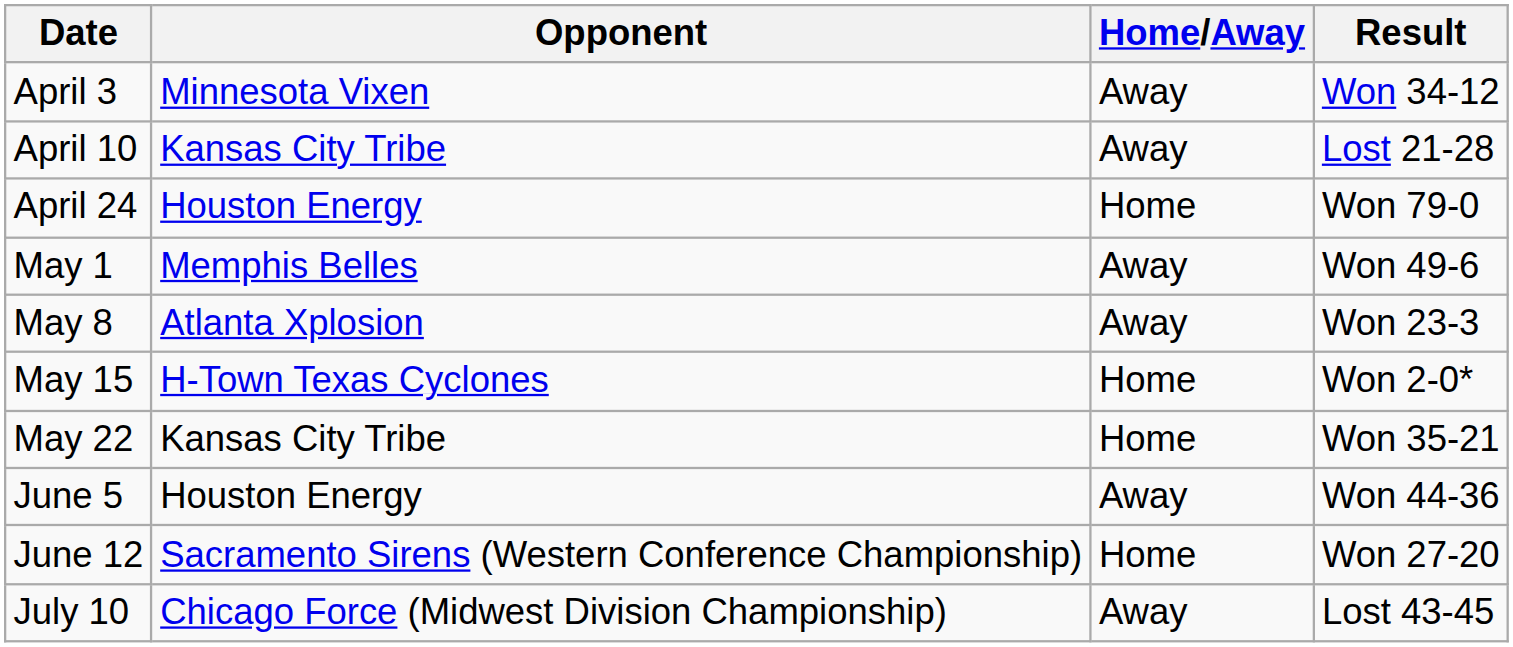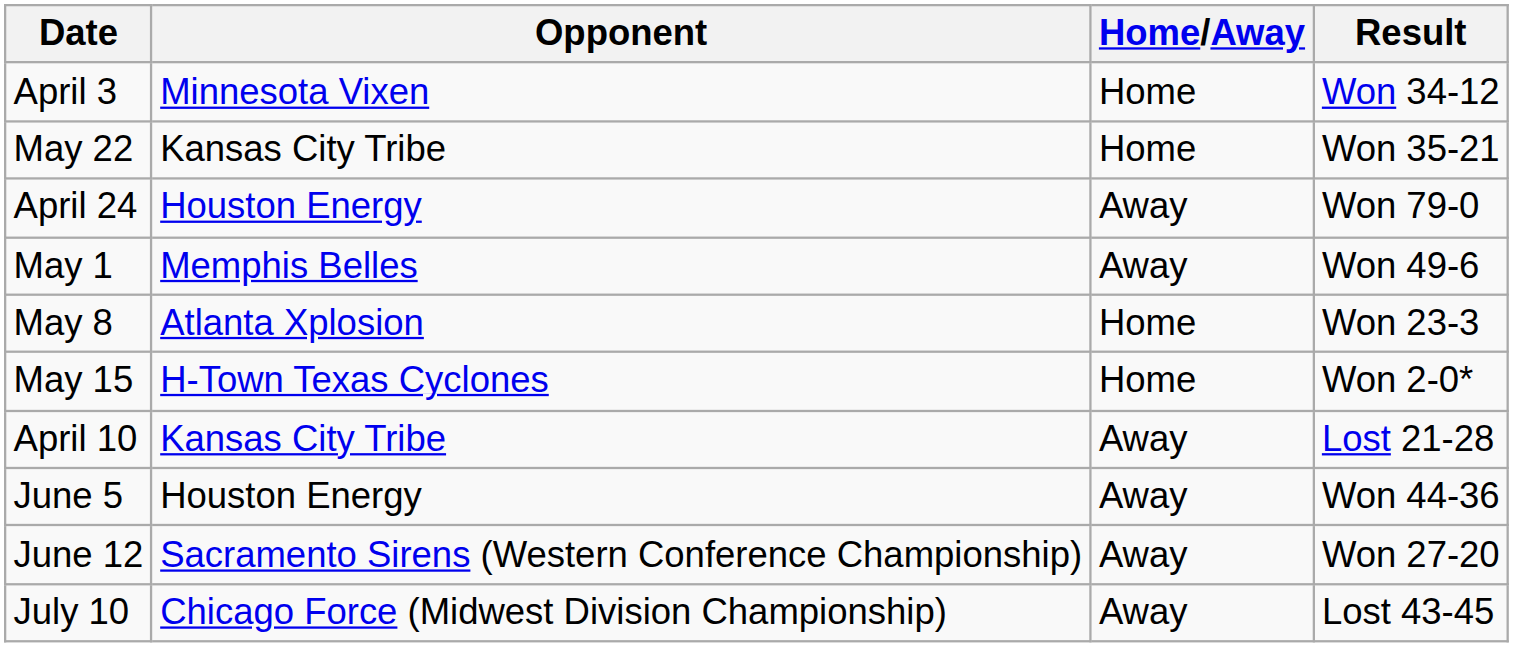(1143, 91) Away -> (1148, 91) Home
rows swapped: (75, 149) <-> (73, 438)
(1148, 206) Home -> (1143, 206) Away
(1143, 322) Away -> (1148, 322) Home
(1148, 554) Home -> (1143, 554) Away
